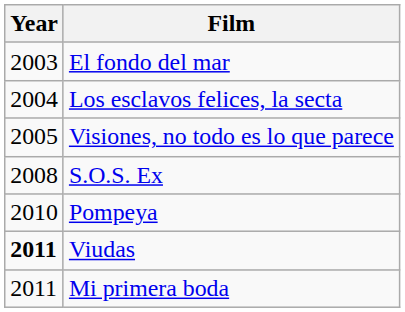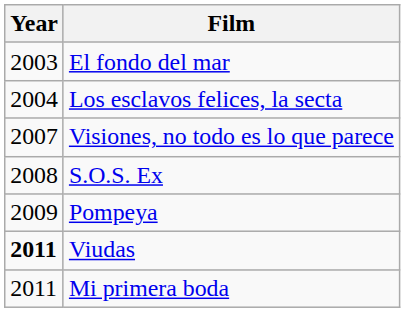(34, 136) 2005 -> (34, 136) 2007
(34, 212) 2010 -> (34, 212) 2009
